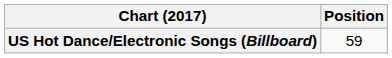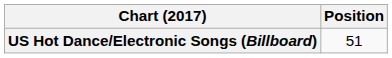(354, 40) 59 -> (354, 40) 51
